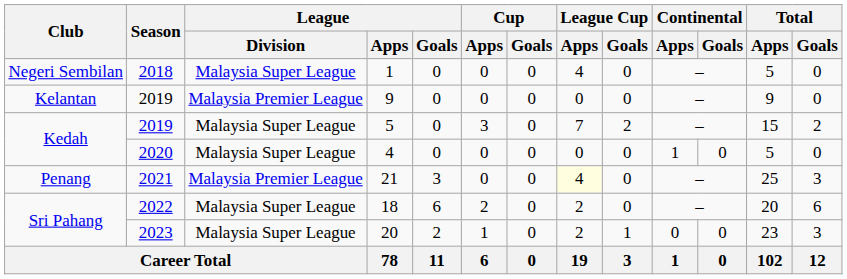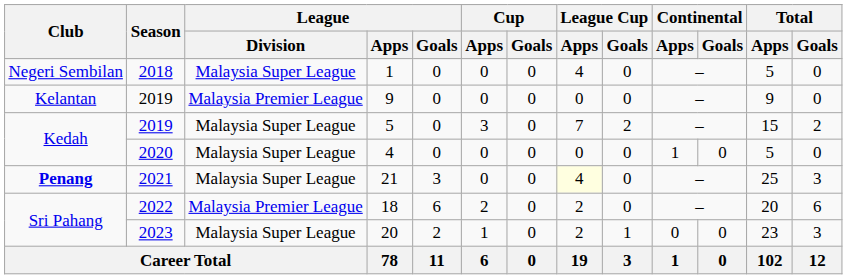(66, 179) normal -> (66, 179) bold
(276, 179) Malaysia Premier League -> (276, 179) Malaysia Super League
(276, 206) Malaysia Super League -> (276, 206) Malaysia Premier League
